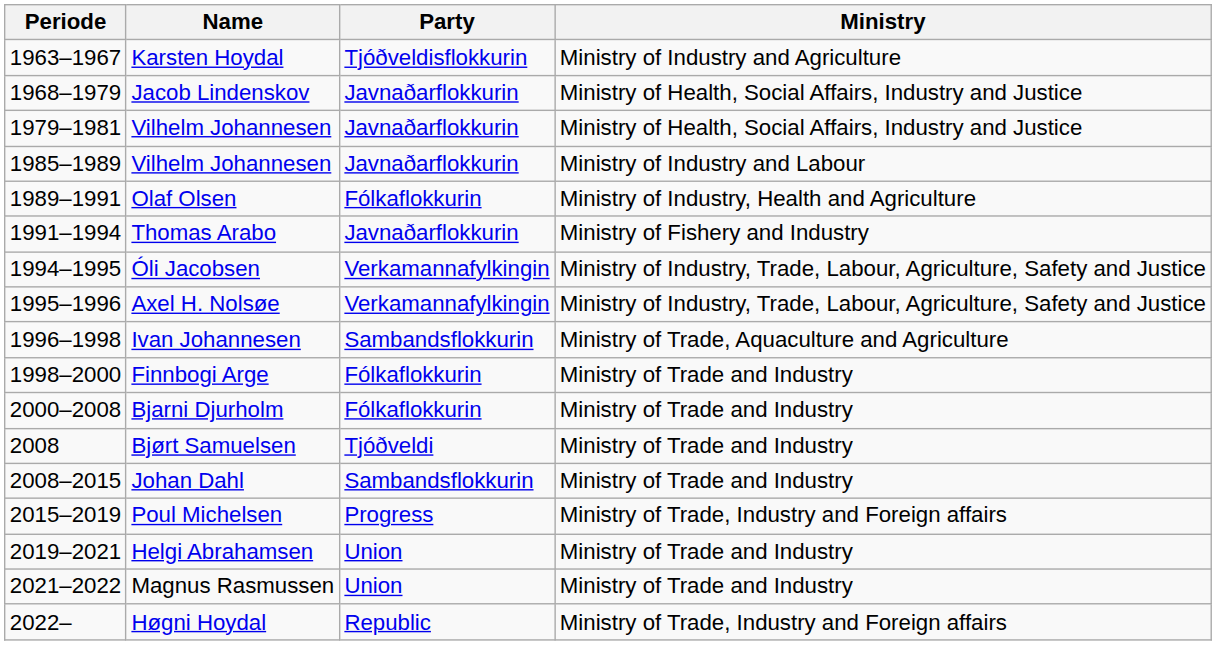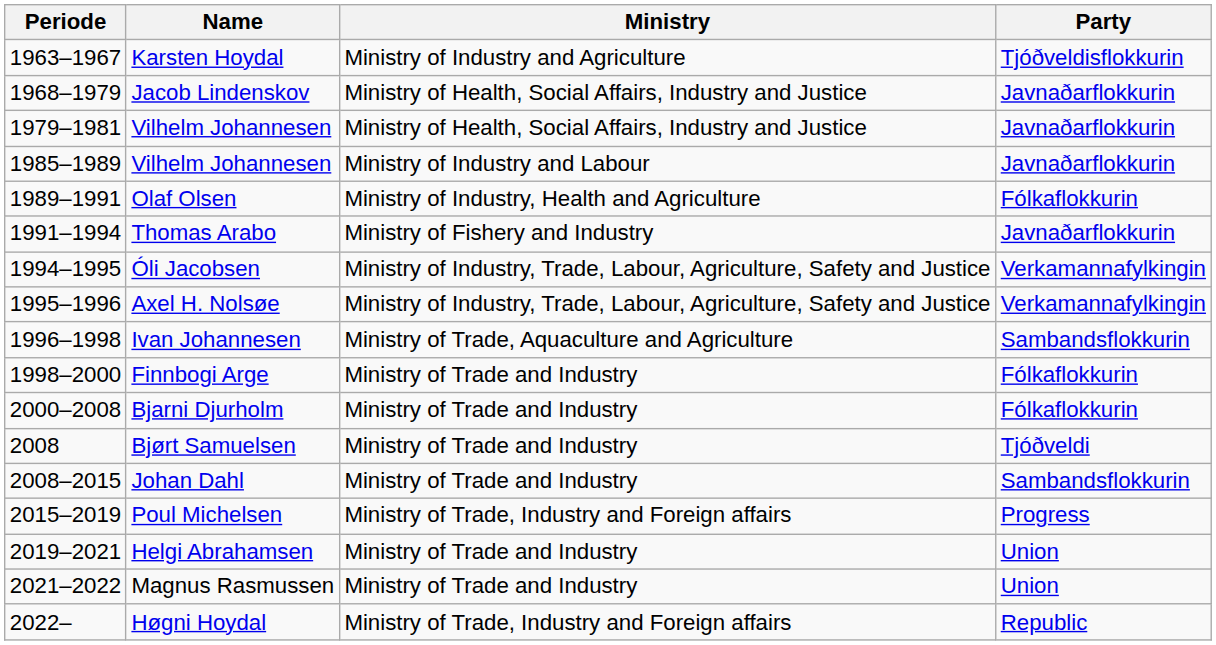columns swapped: (447, 22) <-> (883, 22)
